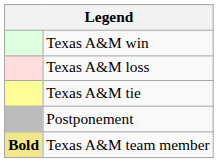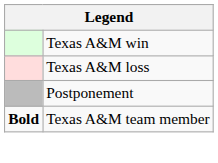- row: (94, 93)
(24, 144) khaki background -> (24, 119) no background
